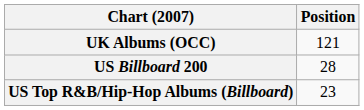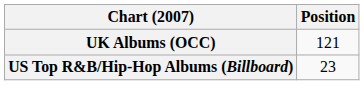- row: (151, 67)
